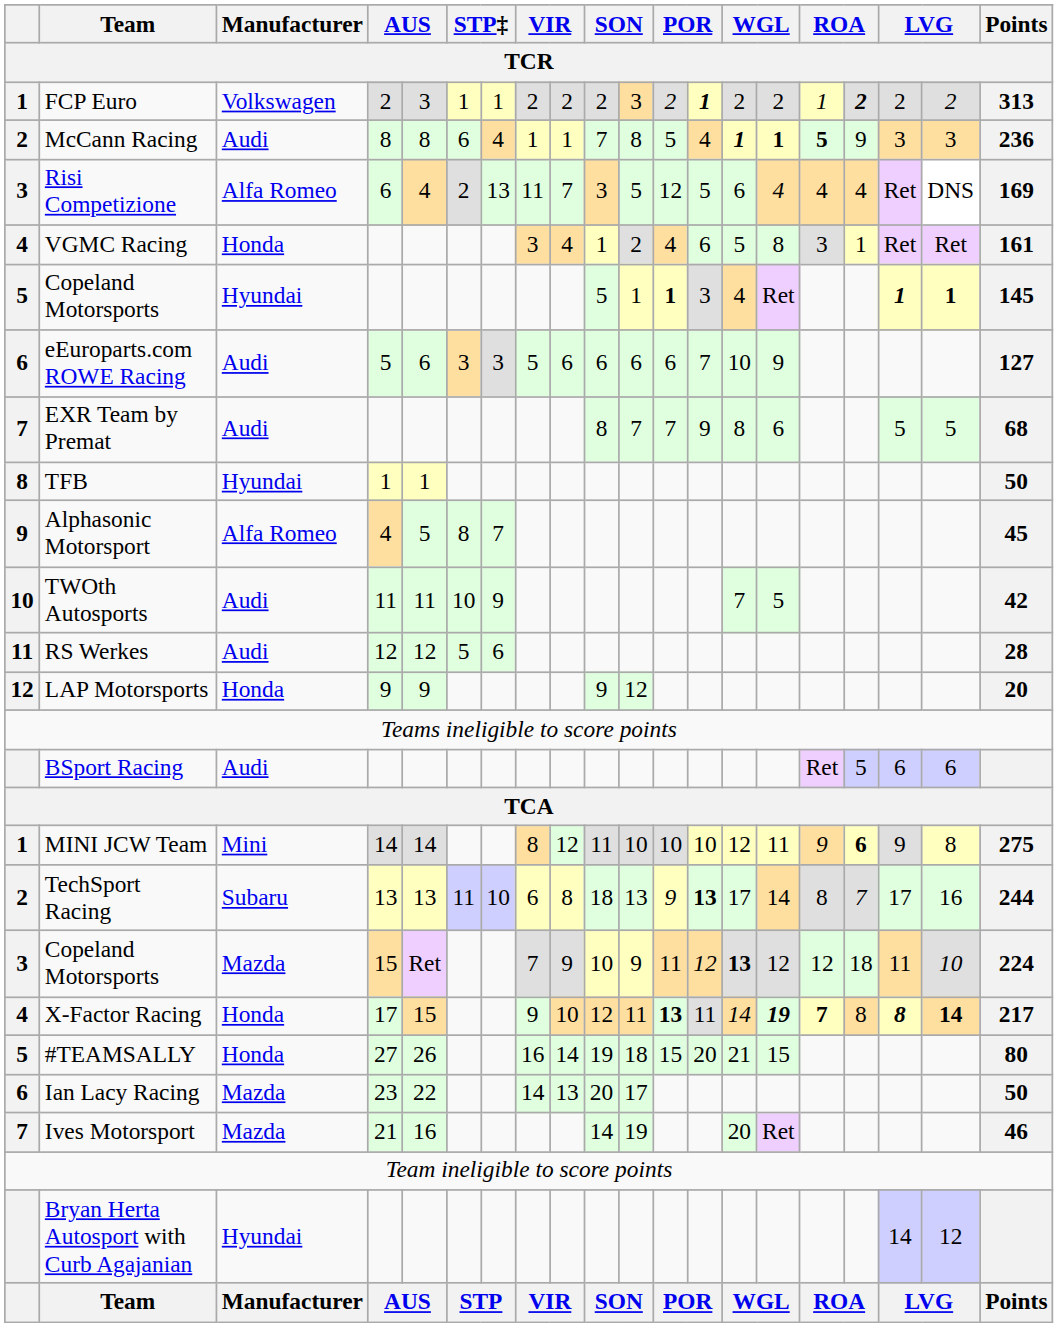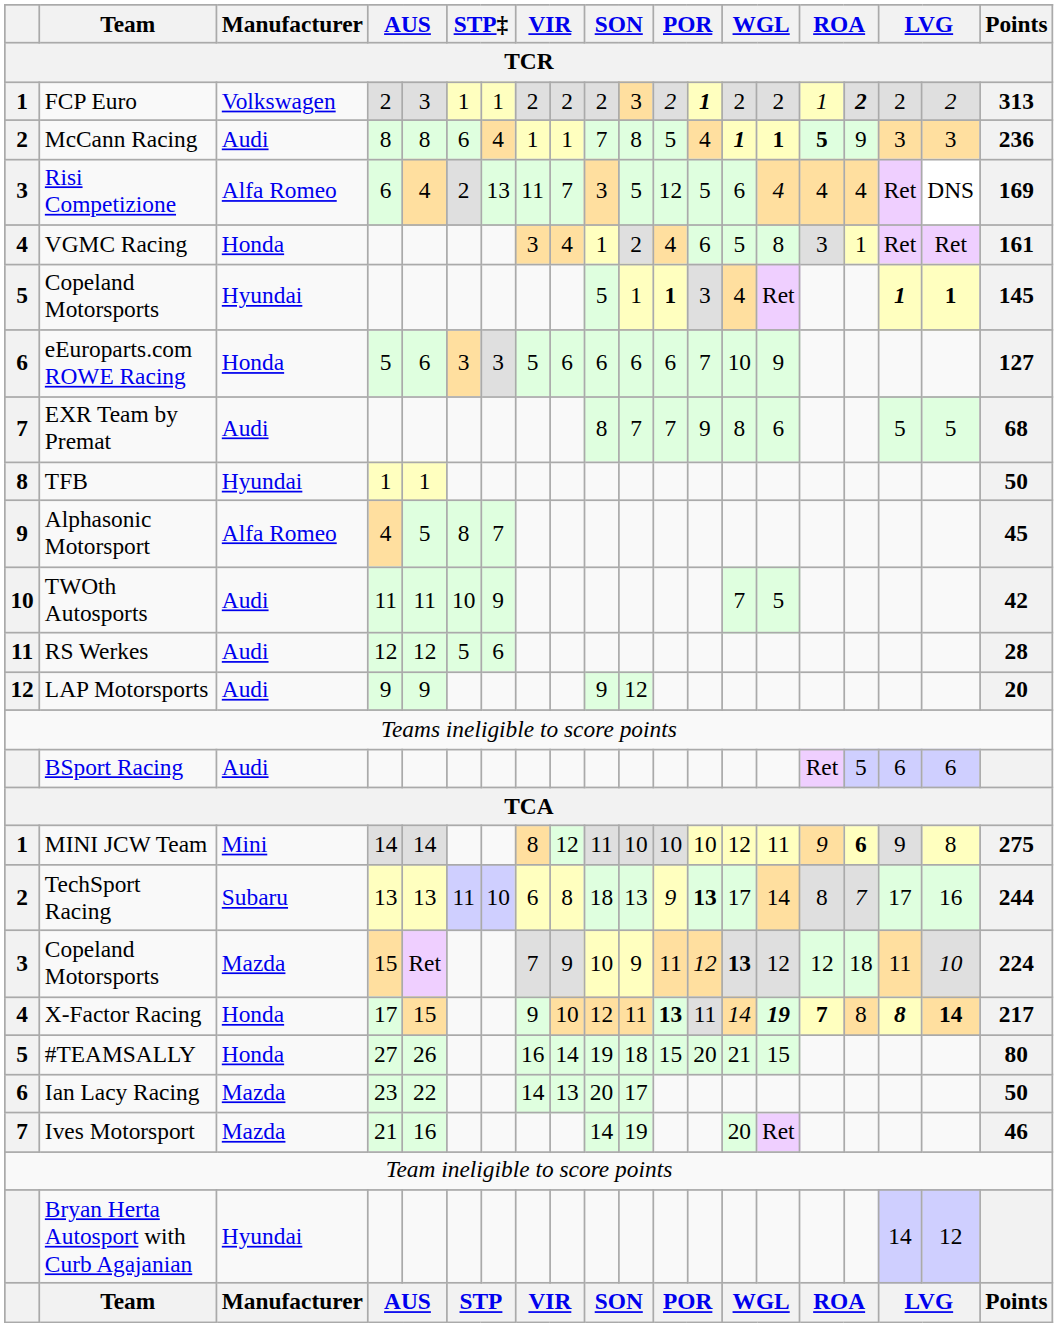(245, 362) Audi -> (253, 362) Honda
(253, 690) Honda -> (245, 690) Audi
